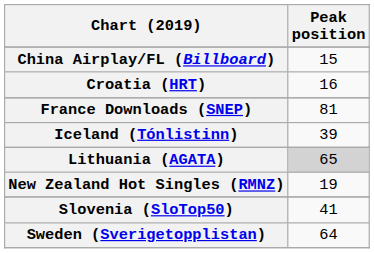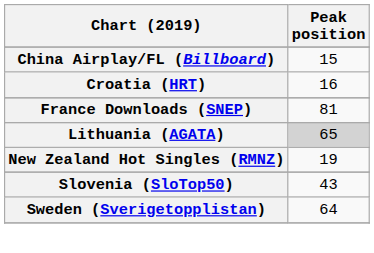- row: (146, 135)
(329, 210) 41 -> (329, 185) 43
